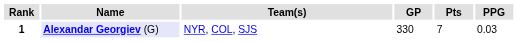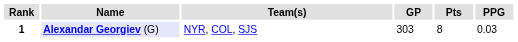(405, 30) 330 -> (405, 30) 303
(440, 30) 7 -> (440, 30) 8
